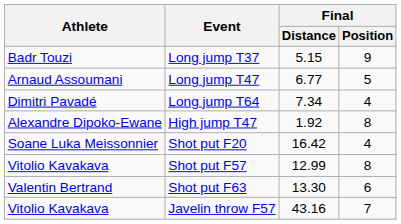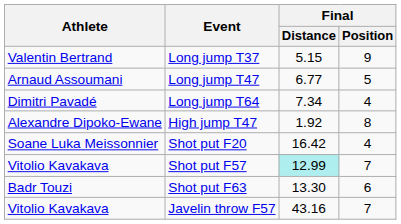(40, 58) Badr Touzi -> (60, 58) Valentin Bertrand
(309, 166) no background -> (309, 166) paleturquoise background
(368, 166) 8 -> (368, 166) 7
(60, 187) Valentin Bertrand -> (40, 187) Badr Touzi
